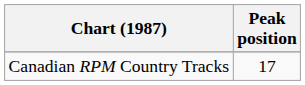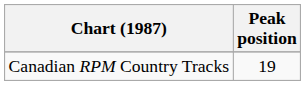(267, 66) 17 -> (267, 66) 19
